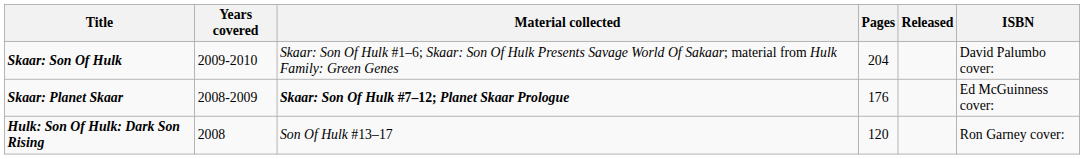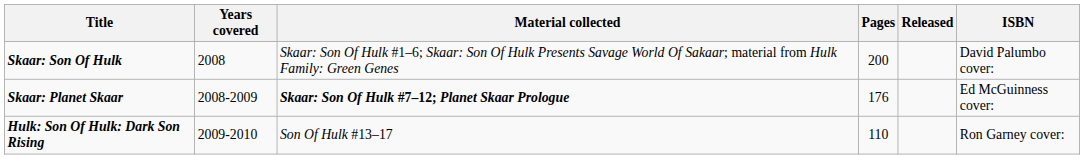(227, 60) 2009-2010 -> (211, 60) 2008
(878, 60) 204 -> (878, 60) 200
(211, 135) 2008 -> (227, 135) 2009-2010
(878, 135) 120 -> (878, 135) 110
